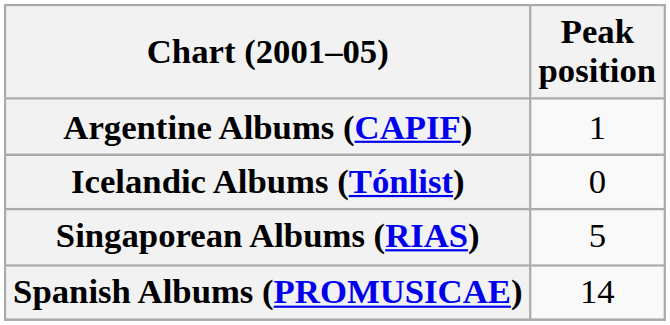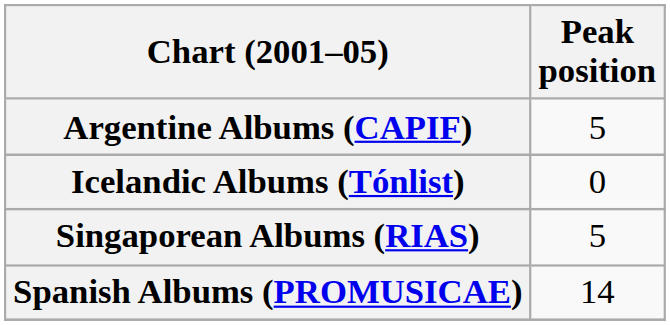(597, 126) 1 -> (597, 126) 5
